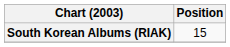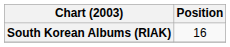(200, 32) 15 -> (200, 32) 16
